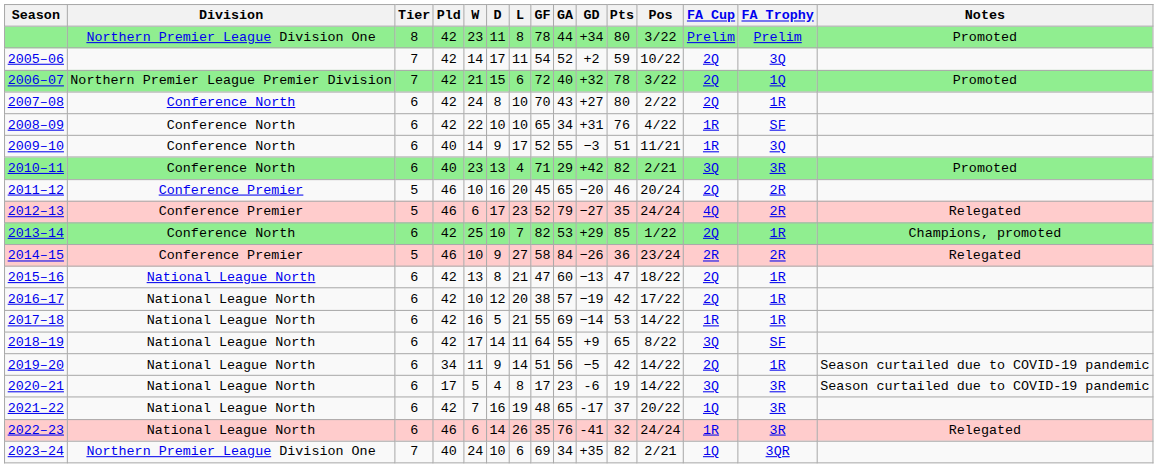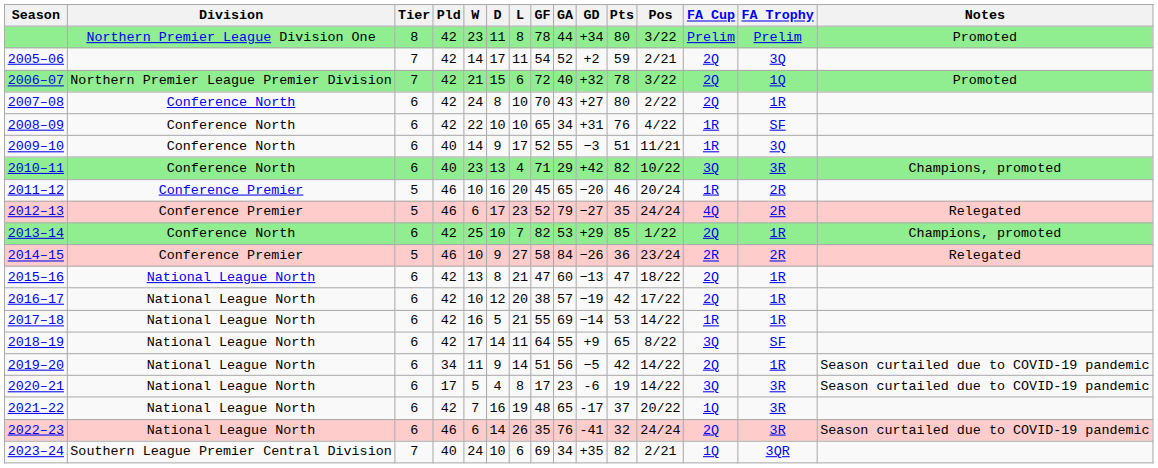(660, 59) 10/22 -> (660, 59) 2/21
(660, 168) 2/21 -> (660, 168) 10/22
(985, 168) Promoted -> (985, 168) Champions, promoted
(711, 190) 2Q -> (711, 190) 1R
(711, 430) 1R -> (711, 430) 2Q
(985, 430) Relegated -> (985, 430) Season curtailed due to COVID-19 pandemic
(231, 452) Northern Premier League Division One -> (231, 452) Southern League Premier Central Division
